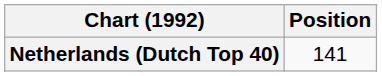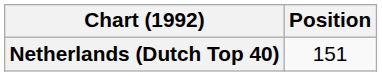(330, 53) 141 -> (330, 53) 151
